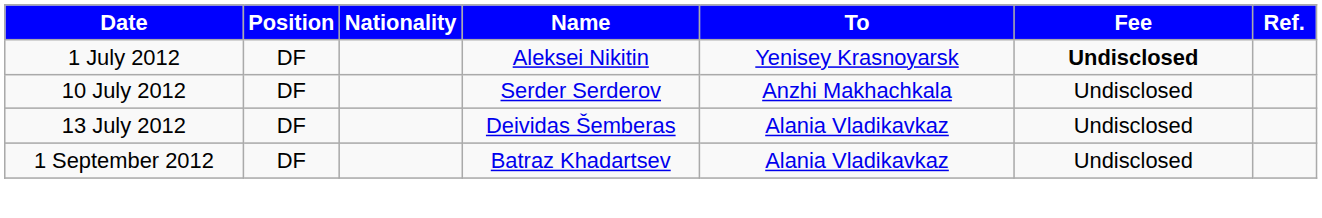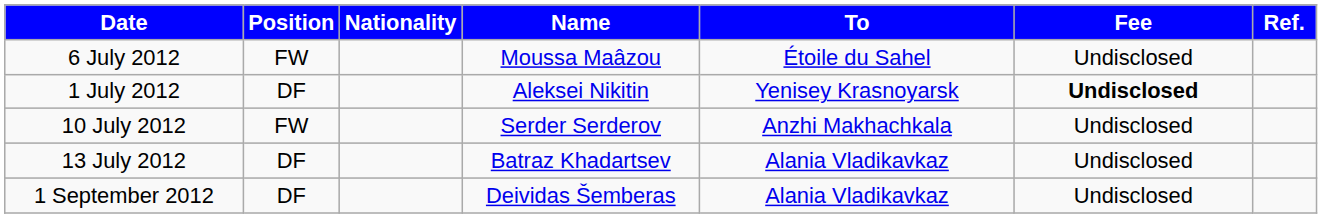+ row: (124, 57)
(291, 92) DF -> (291, 126) FW
(581, 126) Deividas Šemberas -> (581, 161) Batraz Khadartsev
(581, 161) Batraz Khadartsev -> (581, 195) Deividas Šemberas
